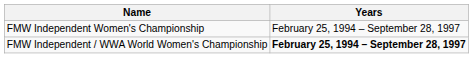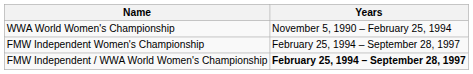+ row: (91, 28)
